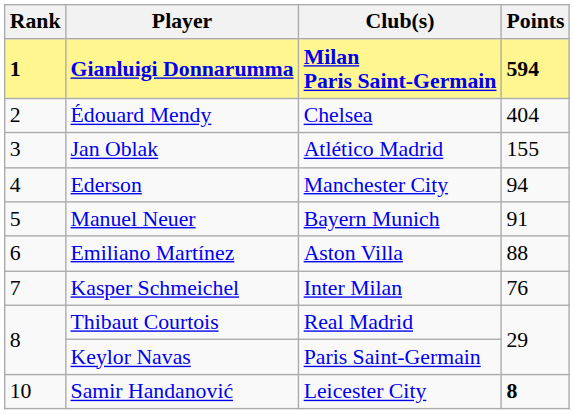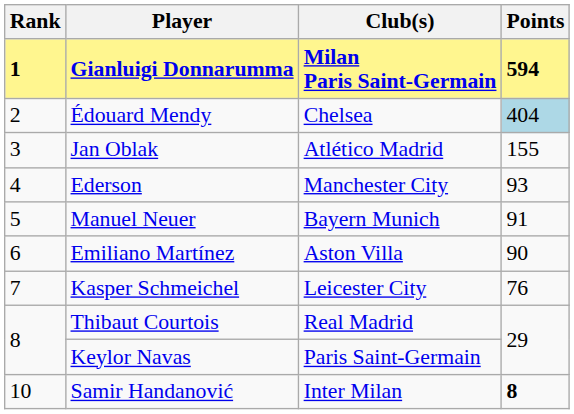(523, 115) no background -> (523, 115) lightblue background
(517, 184) 94 -> (517, 184) 93
(517, 253) 88 -> (517, 253) 90
(353, 287) Inter Milan -> (365, 287) Leicester City
(365, 391) Leicester City -> (353, 391) Inter Milan
